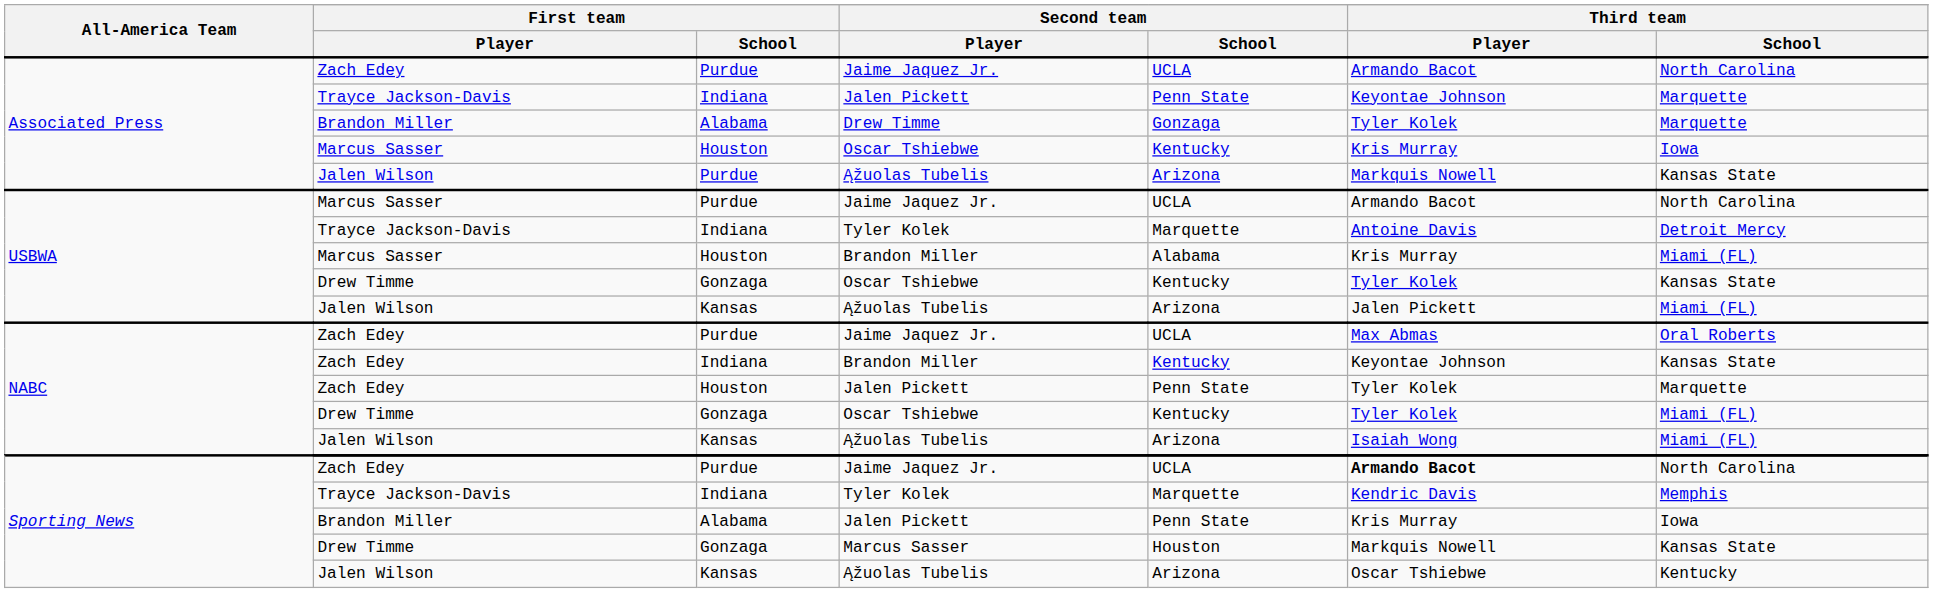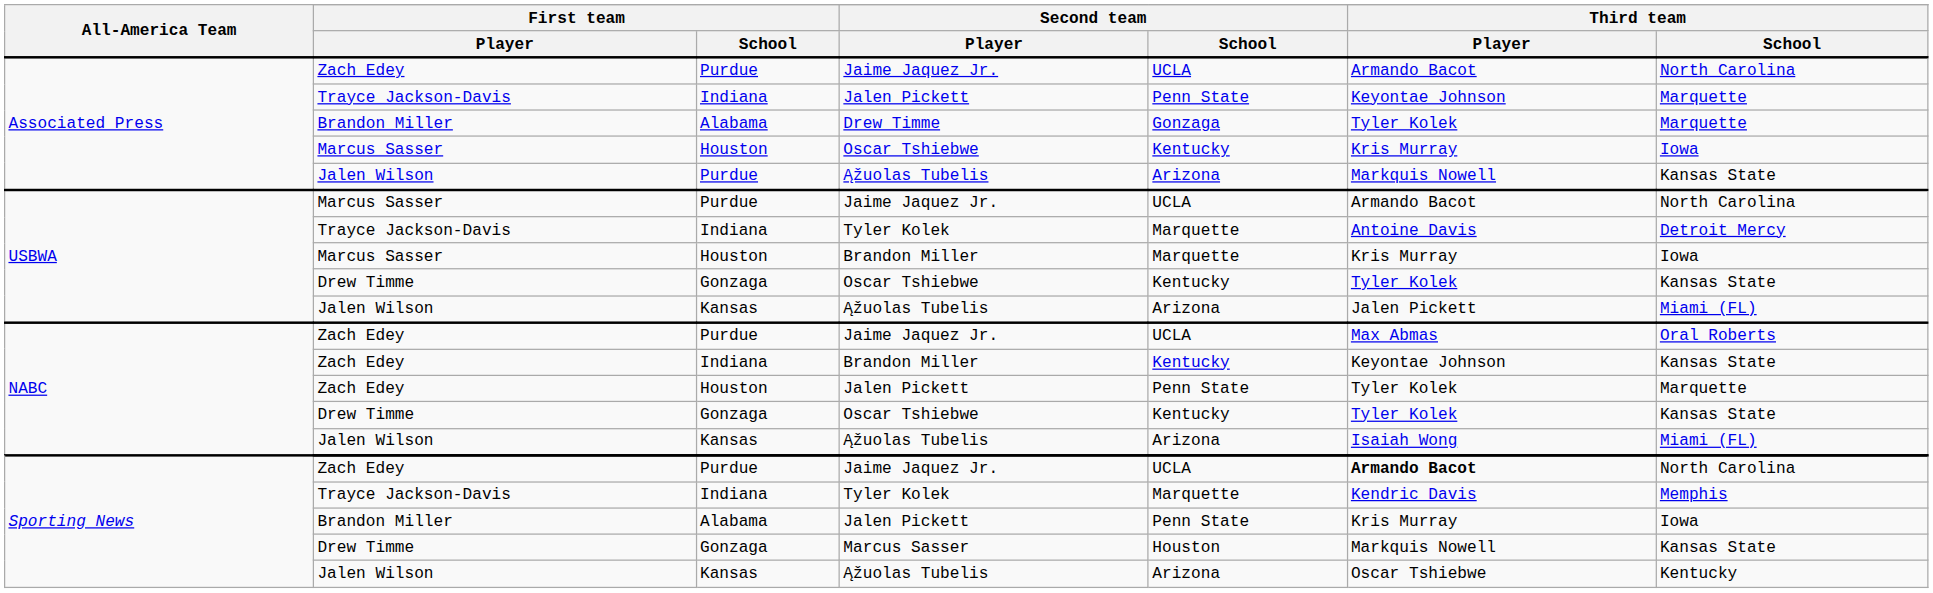(1186, 256) Alabama -> (1196, 256) Marquette
(1708, 256) Miami (FL) -> (1679, 256) Iowa
(1708, 415) Miami (FL) -> (1718, 415) Kansas State
